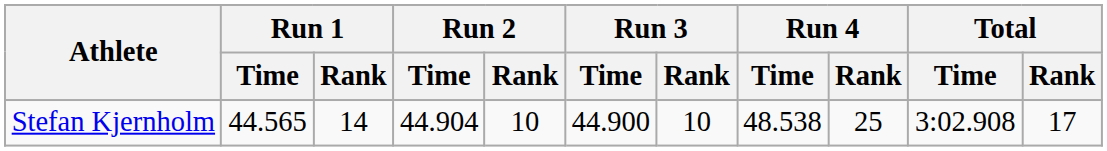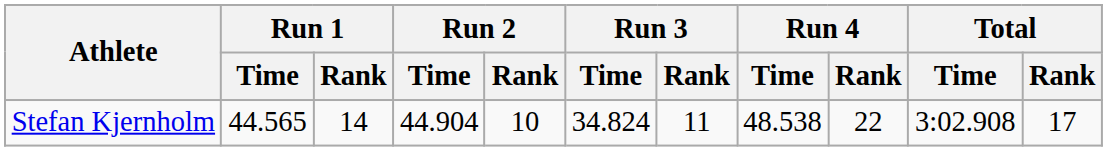(611, 122) 44.900 -> (611, 122) 34.824
(697, 122) 10 -> (697, 122) 11
(868, 122) 25 -> (868, 122) 22
